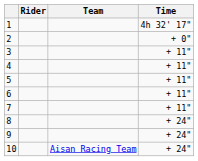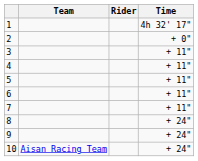columns swapped: (33, 11) <-> (93, 11)
